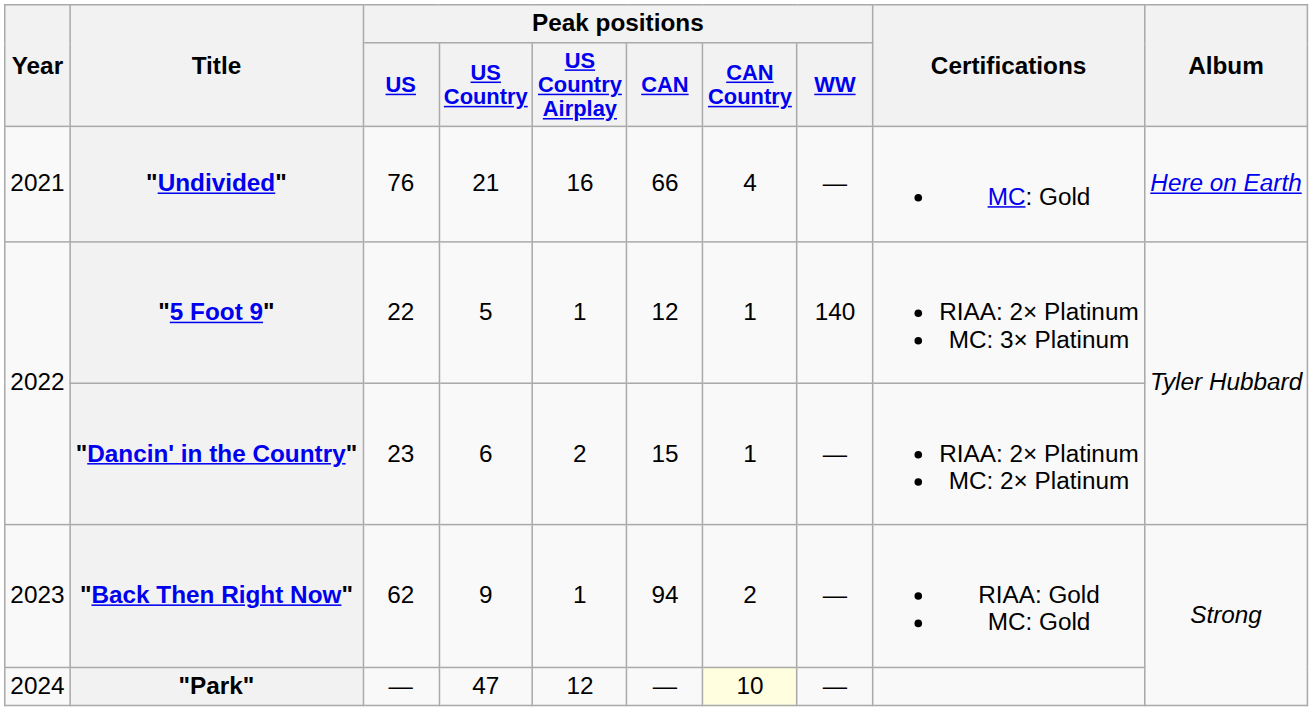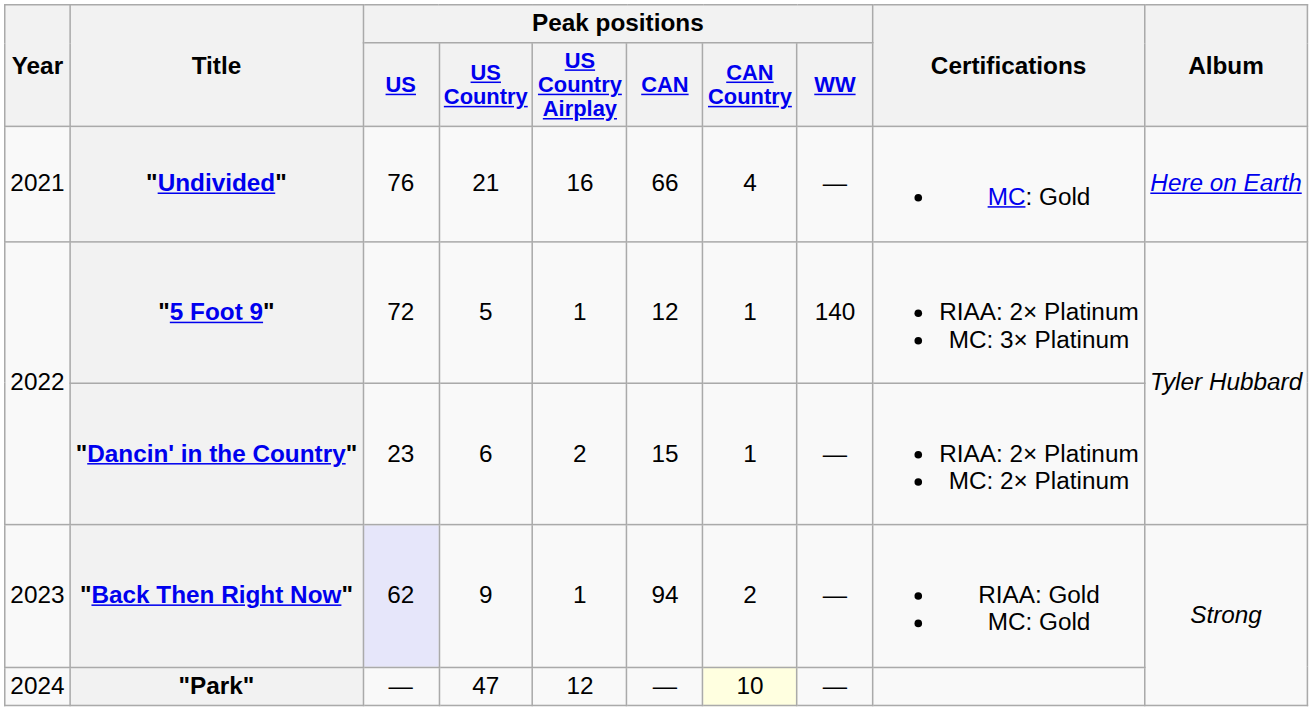(401, 311) 22 -> (401, 311) 72
(401, 595) no background -> (401, 595) lavender background
